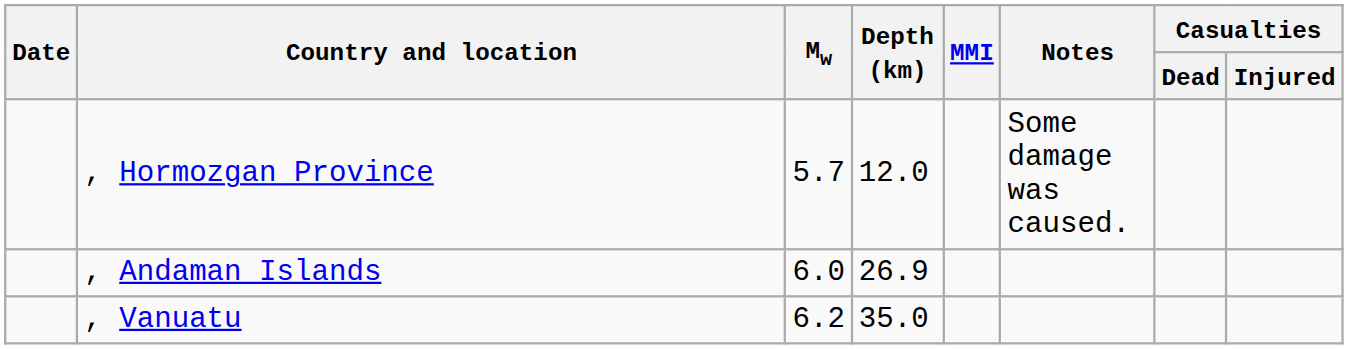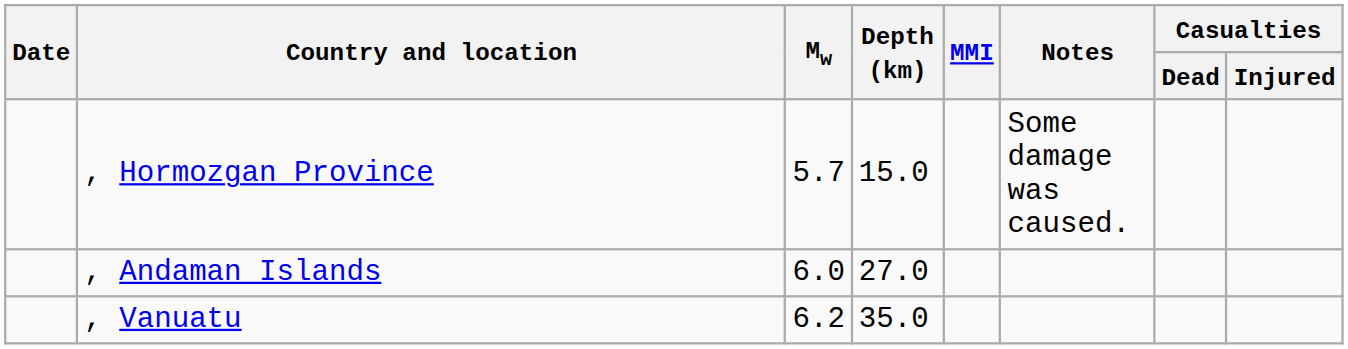(894, 174) 12.0 -> (894, 174) 15.0
(894, 272) 26.9 -> (894, 272) 27.0
